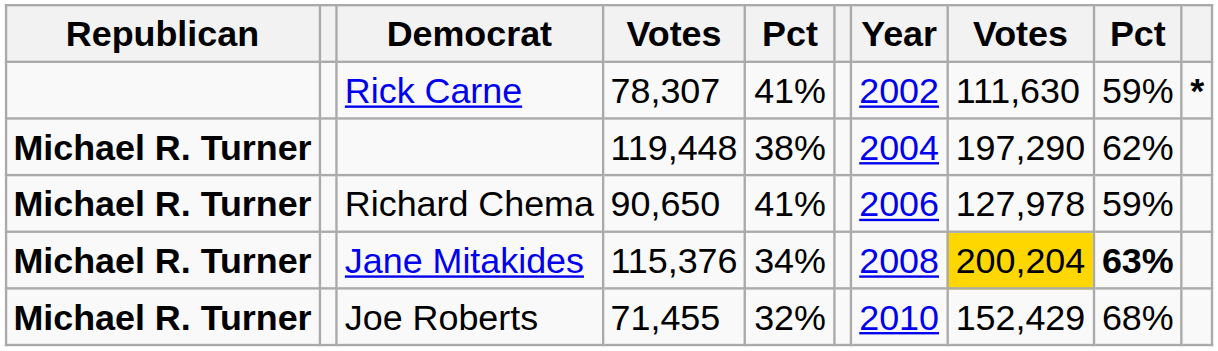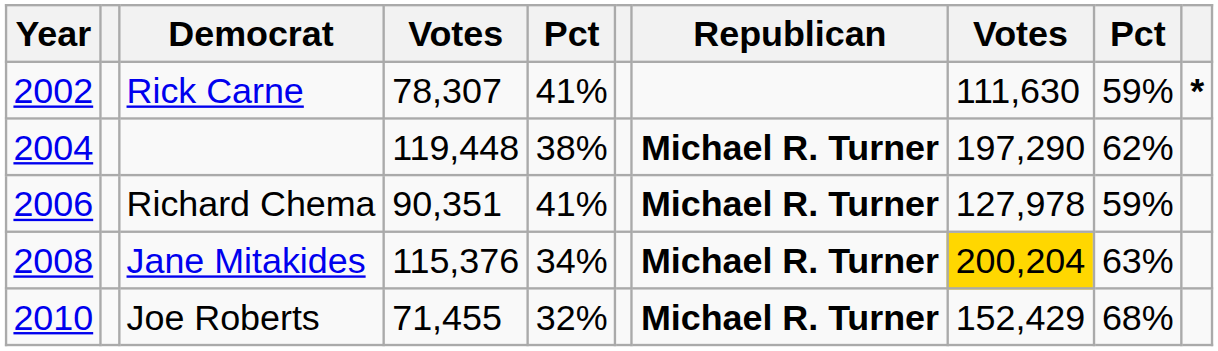columns swapped: (899, 34) <-> (162, 34)
(665, 204) 90,650 -> (447, 204) 90,351
(1138, 261) bold -> (1138, 261) normal
